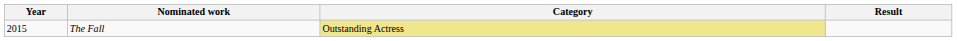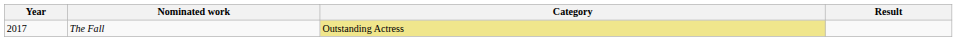(17, 28) 2015 -> (17, 28) 2017
